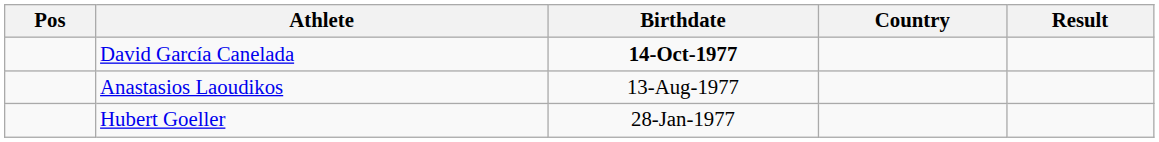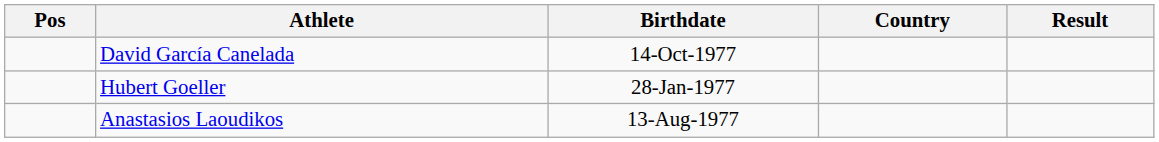(683, 53) bold -> (683, 53) normal
rows swapped: (163, 119) <-> (192, 86)
